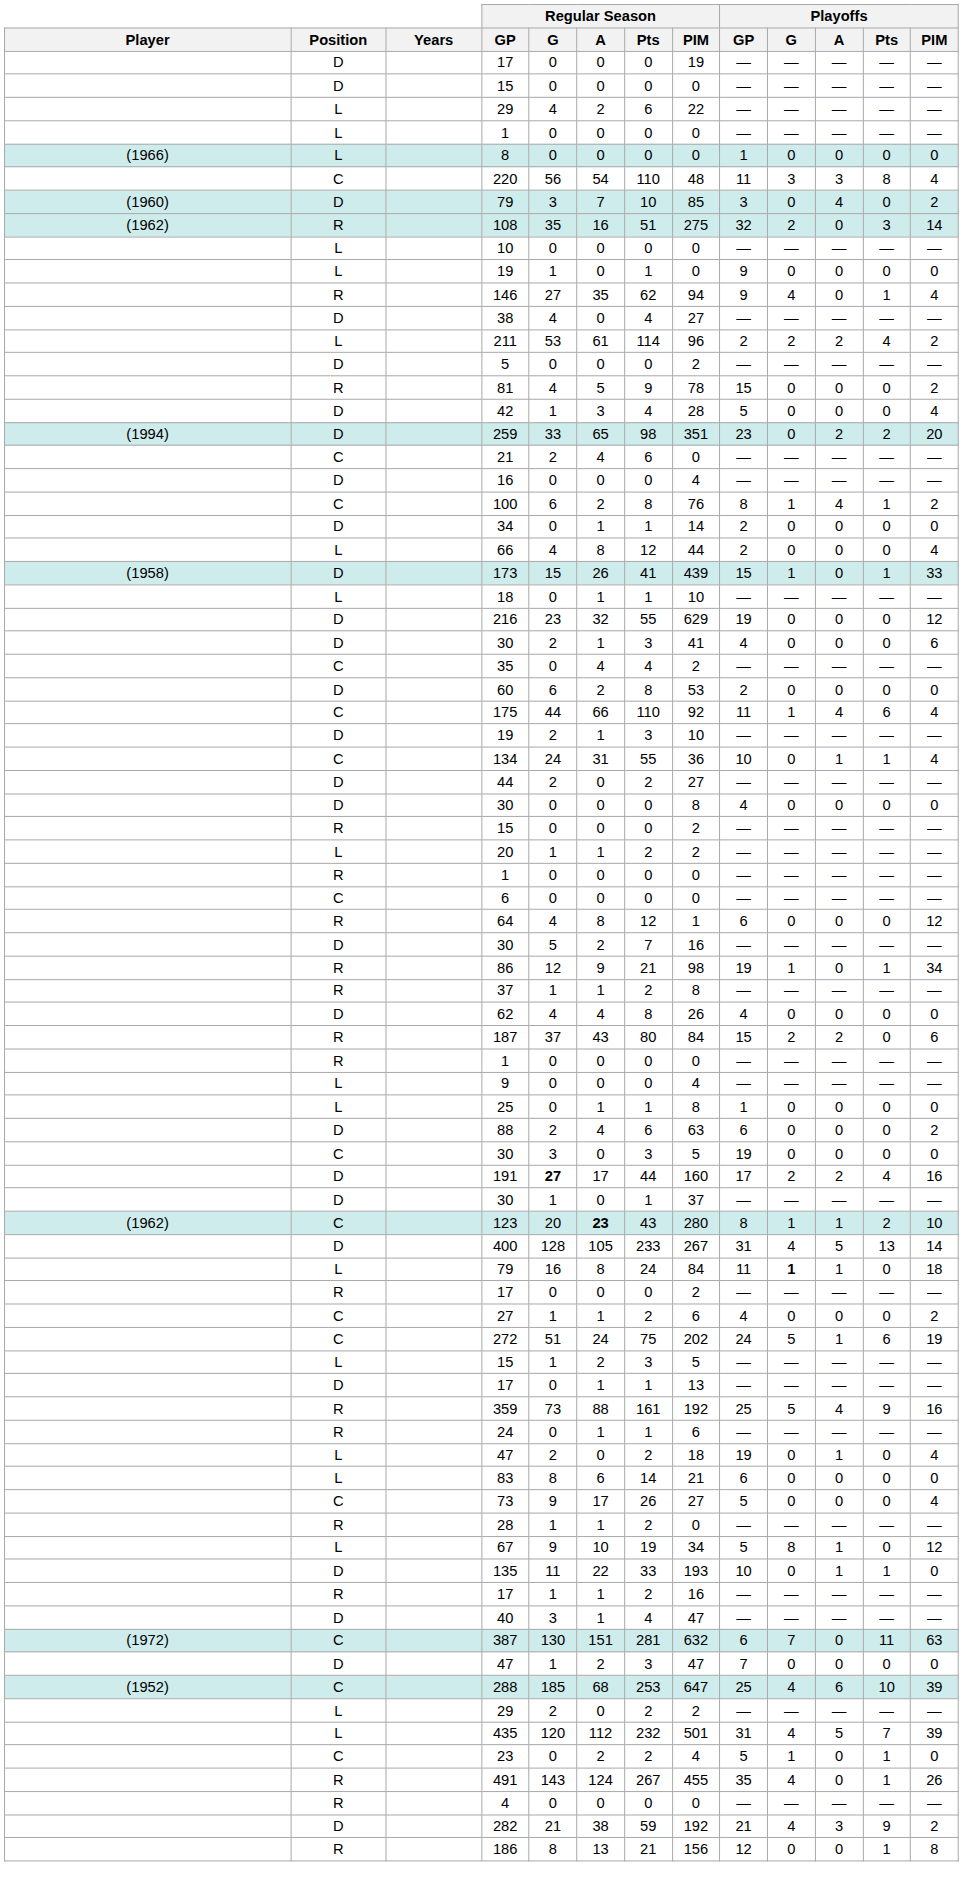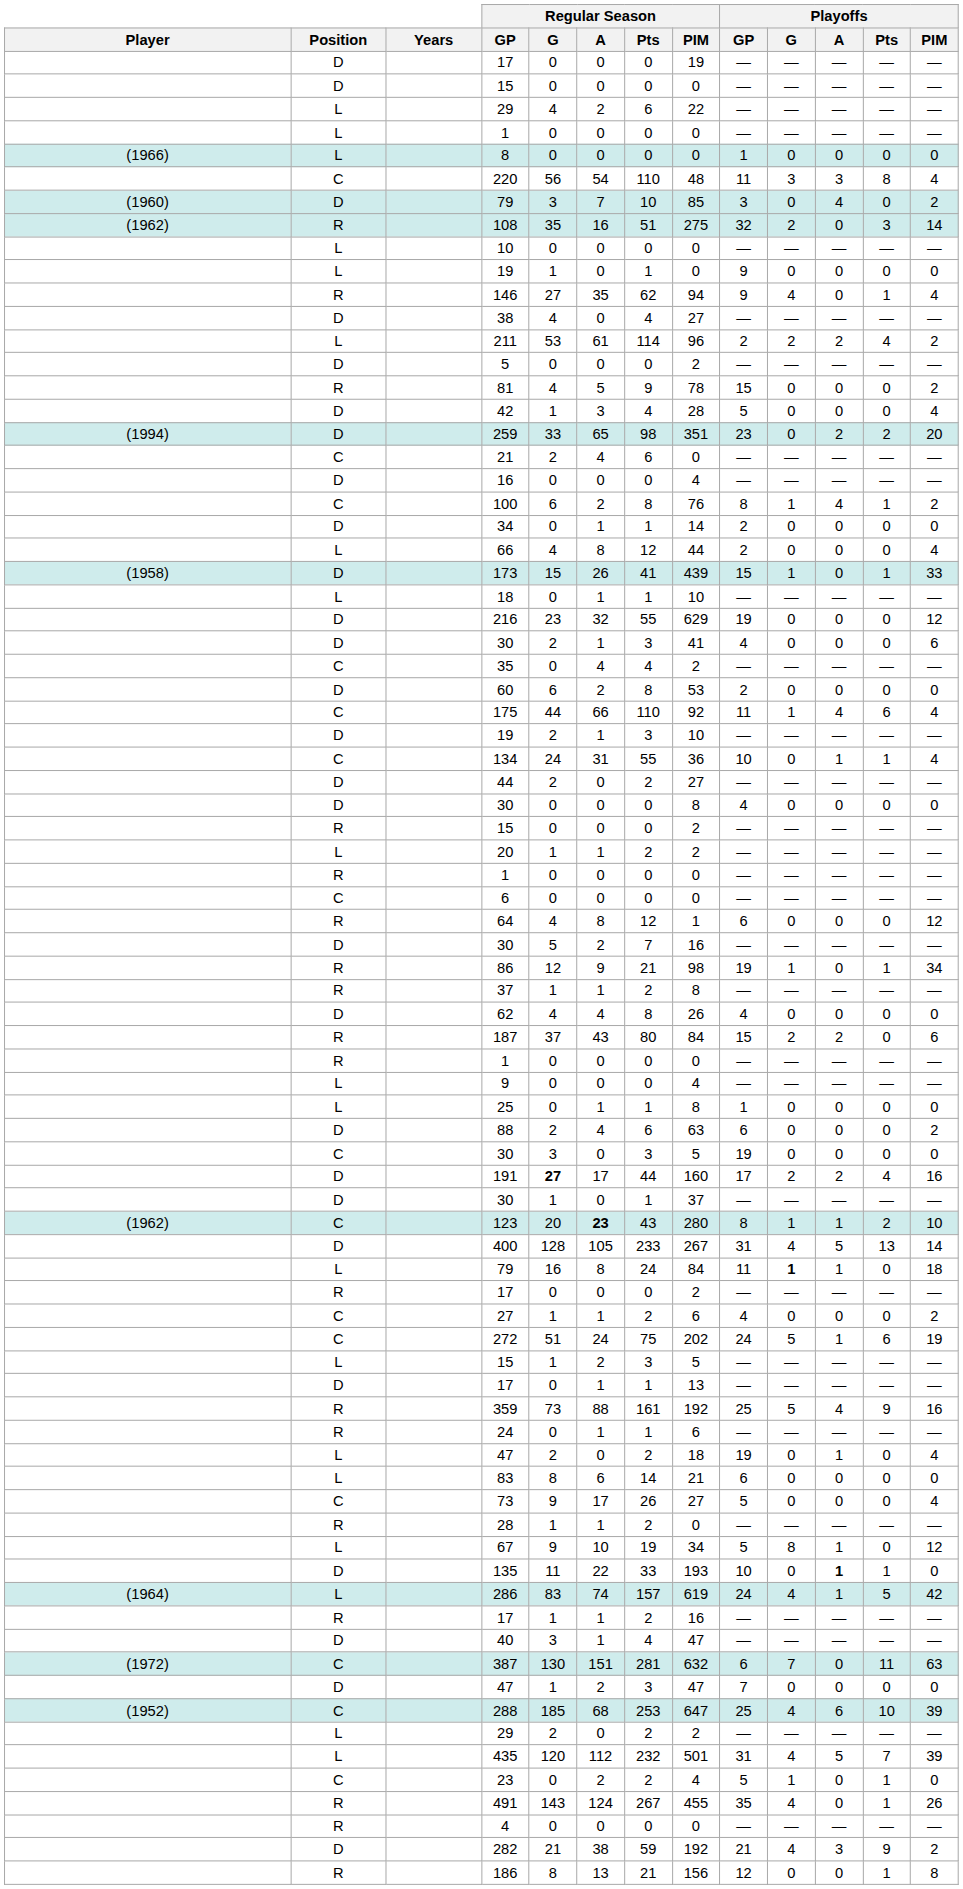(839, 1571) normal -> (839, 1571) bold
+ row: (338, 1594)
